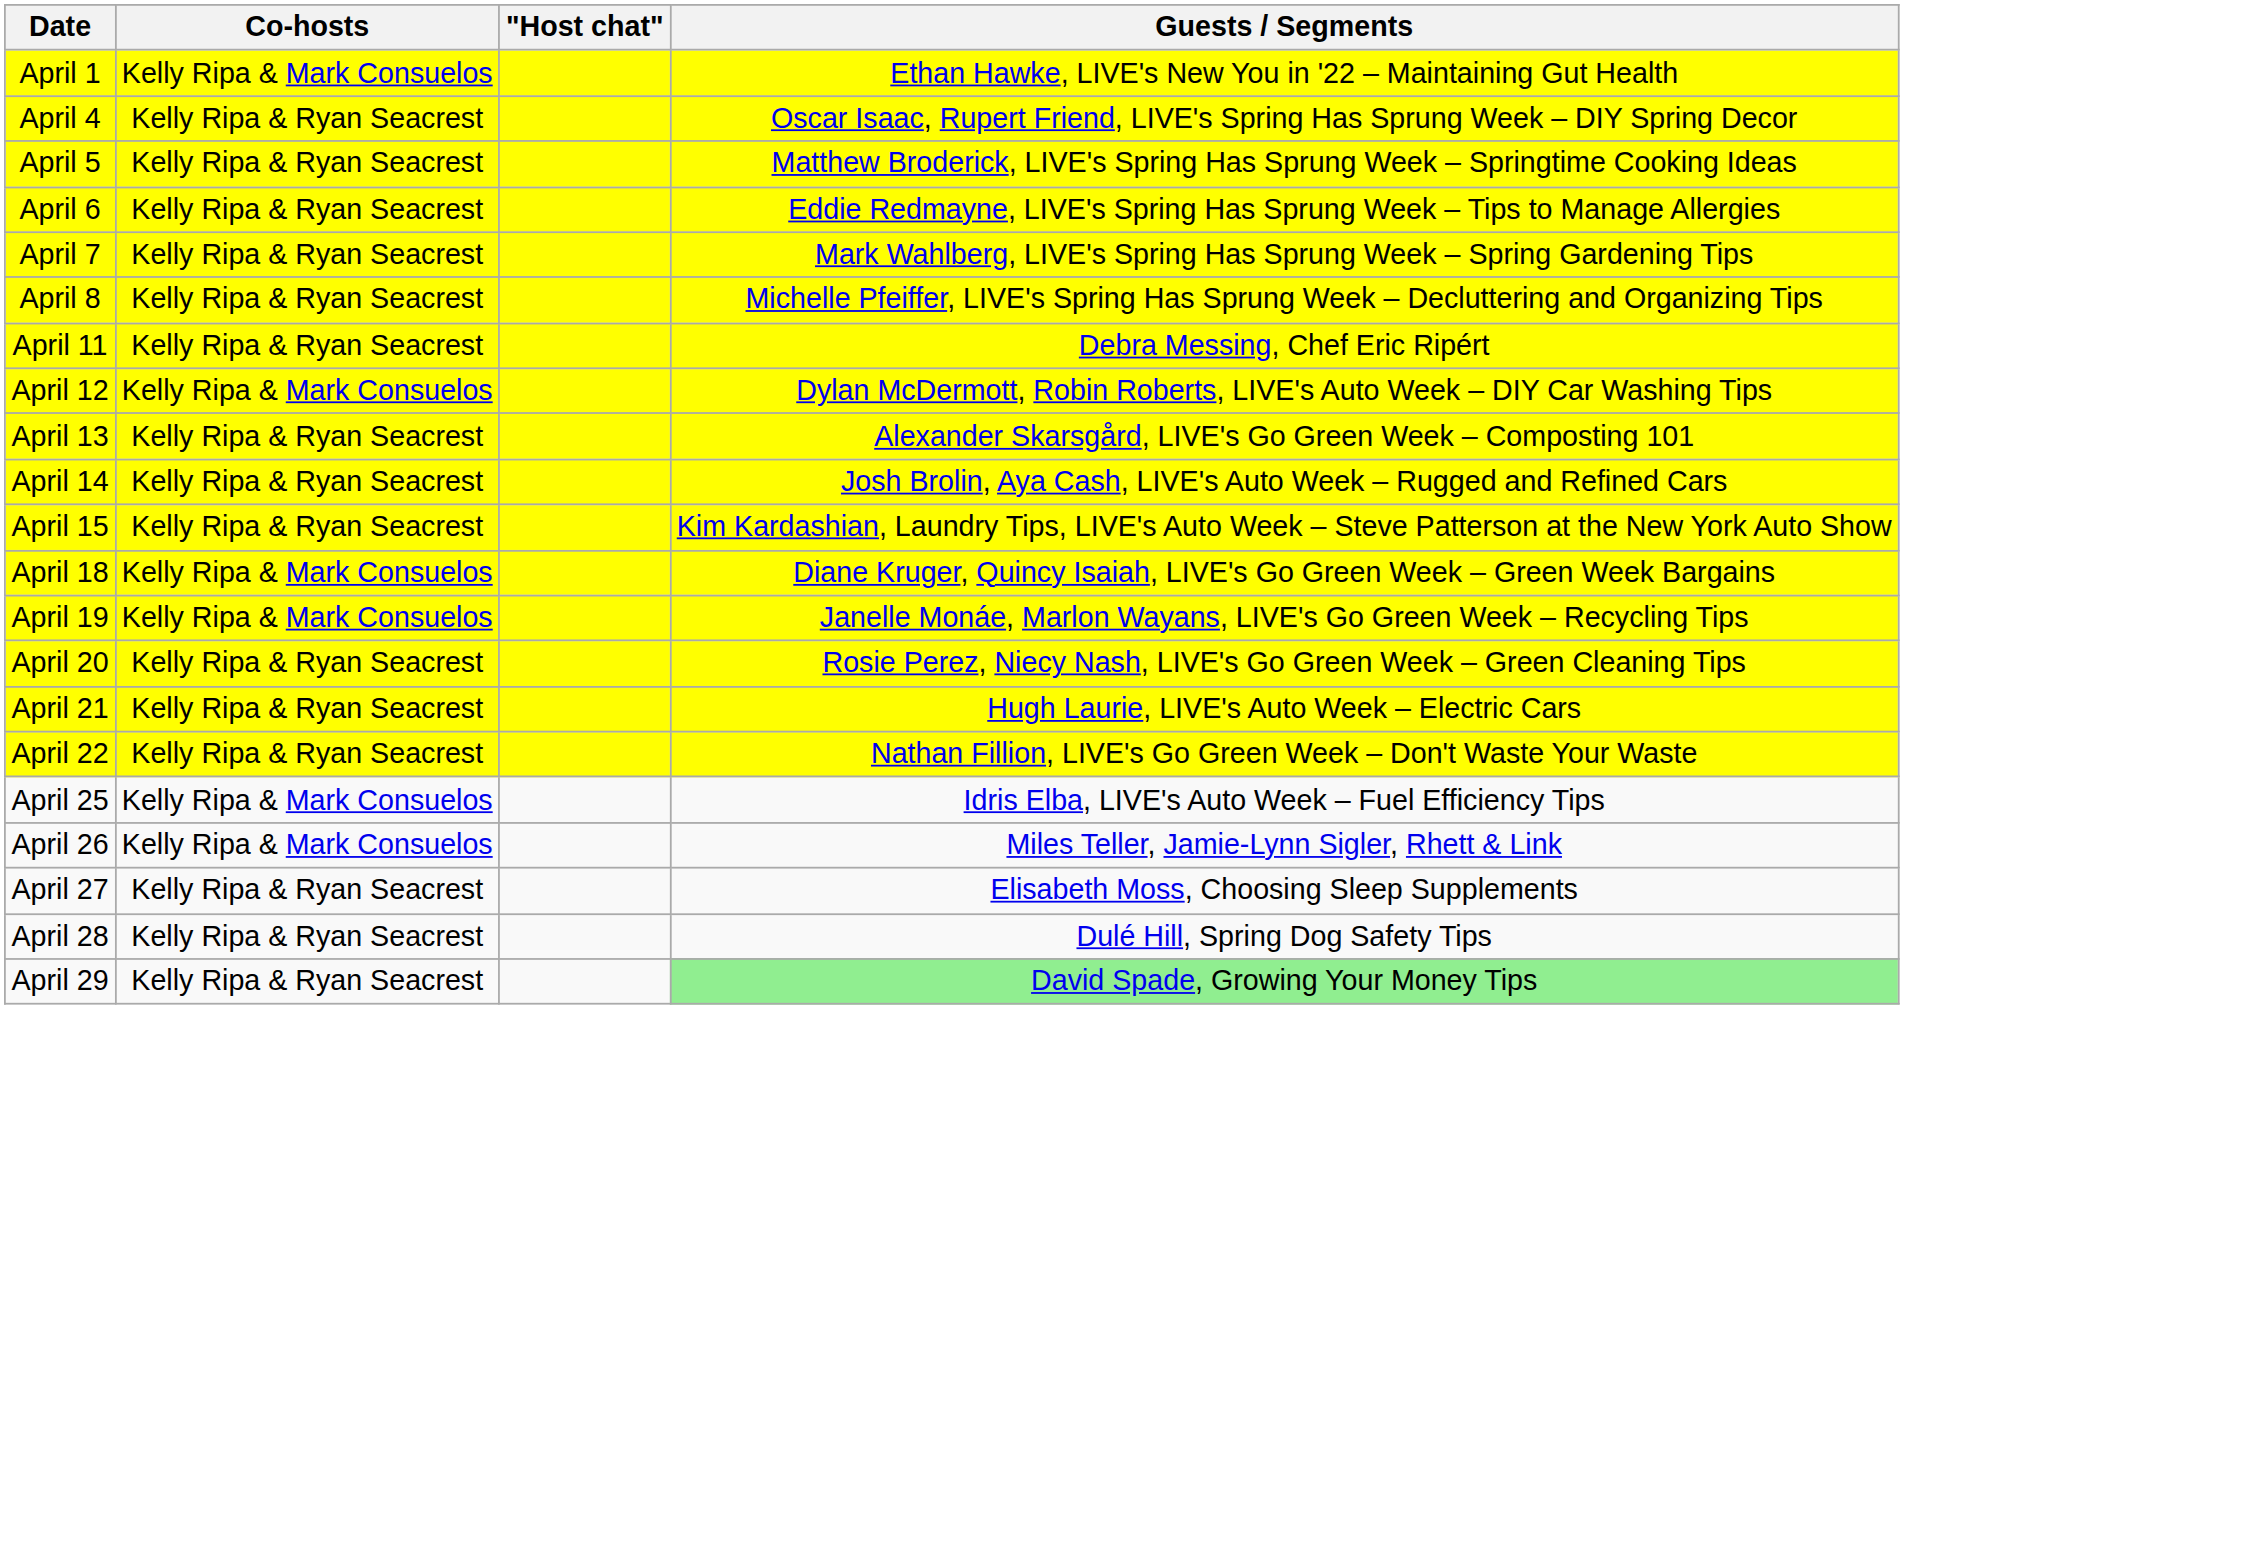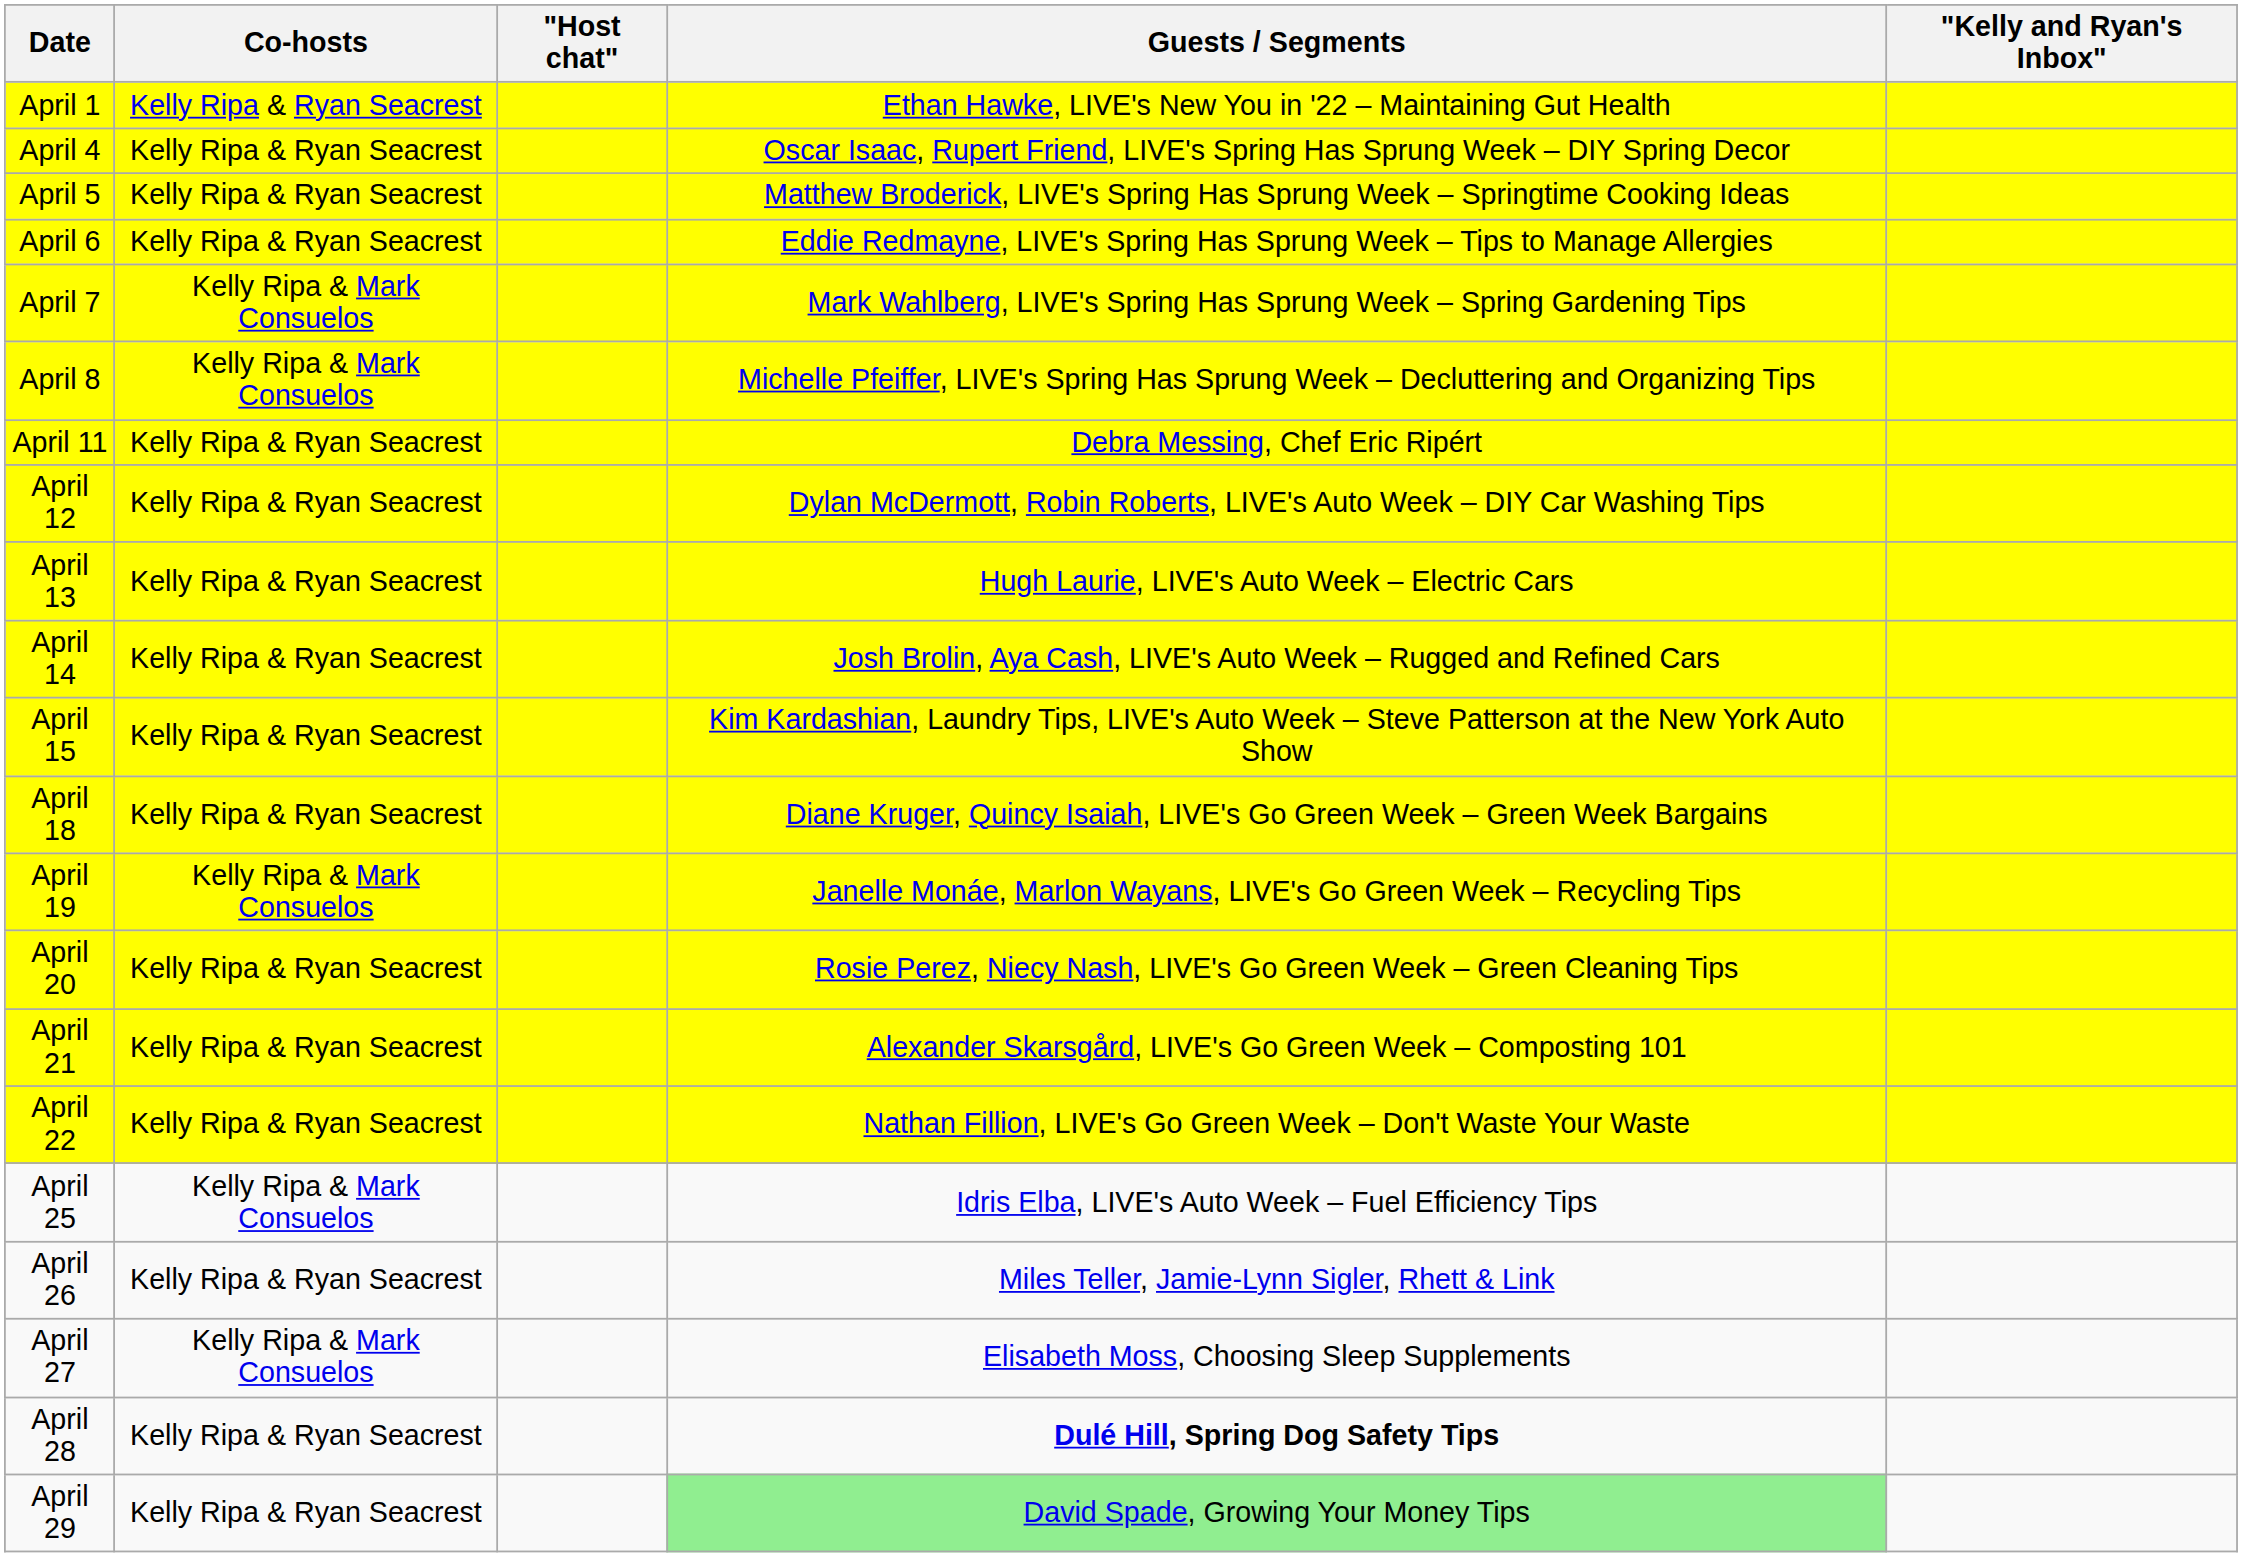+ column: (2062, 43)
(307, 72) Kelly Ripa & Mark Consuelos -> (306, 104) Kelly Ripa & Ryan Seacrest
(307, 254) Kelly Ripa & Ryan Seacrest -> (306, 302) Kelly Ripa & Mark Consuelos
(307, 299) Kelly Ripa & Ryan Seacrest -> (306, 380) Kelly Ripa & Mark Consuelos
(307, 390) Kelly Ripa & Mark Consuelos -> (306, 503) Kelly Ripa & Ryan Seacrest
(1284, 436) Alexander Skarsgård, LIVE's Go Green Week – Composting 101 -> (1277, 580) Hugh Laurie, LIVE's Auto Week – Electric Cars
(307, 572) Kelly Ripa & Mark Consuelos -> (306, 813) Kelly Ripa & Ryan Seacrest
(1284, 708) Hugh Laurie, LIVE's Auto Week – Electric Cars -> (1277, 1046) Alexander Skarsgård, LIVE's Go Green Week – Composting 101
(307, 844) Kelly Ripa & Mark Consuelos -> (306, 1279) Kelly Ripa & Ryan Seacrest
(307, 890) Kelly Ripa & Ryan Seacrest -> (306, 1357) Kelly Ripa & Mark Consuelos
(1284, 935) normal -> (1277, 1435) bold
